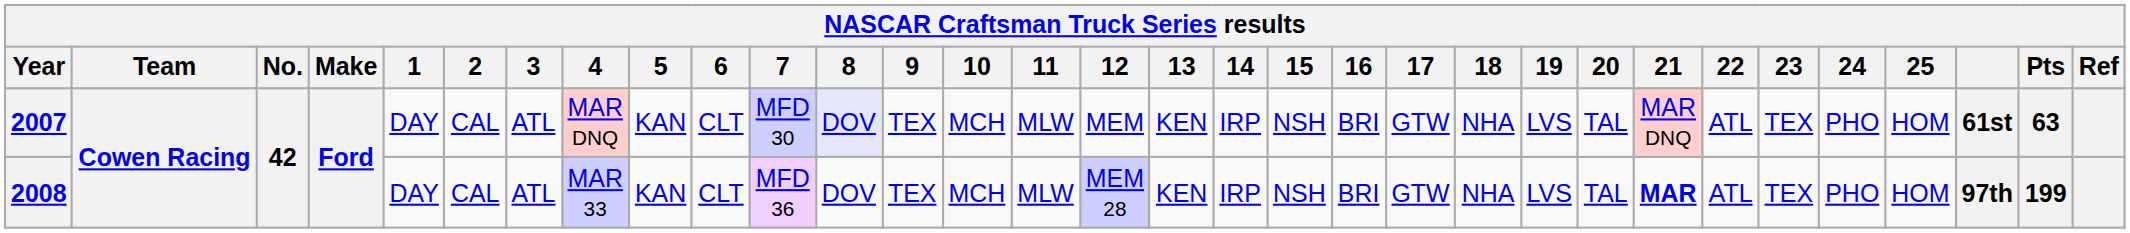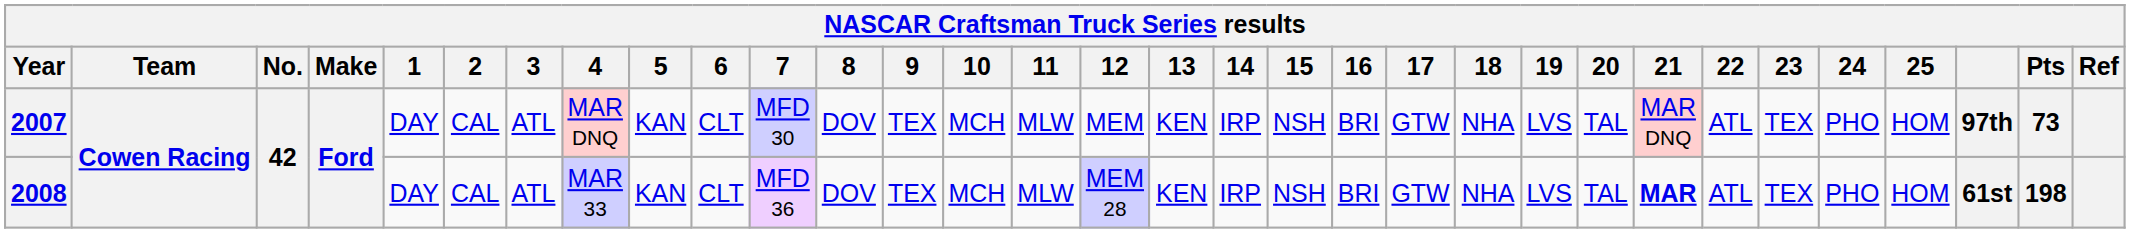(849, 122) lavender background -> (849, 122) no background
(1987, 122) 61st -> (1987, 122) 97th
(2046, 122) 63 -> (2046, 122) 73
(1987, 193) 97th -> (1987, 193) 61st
(2046, 193) 199 -> (2046, 193) 198
